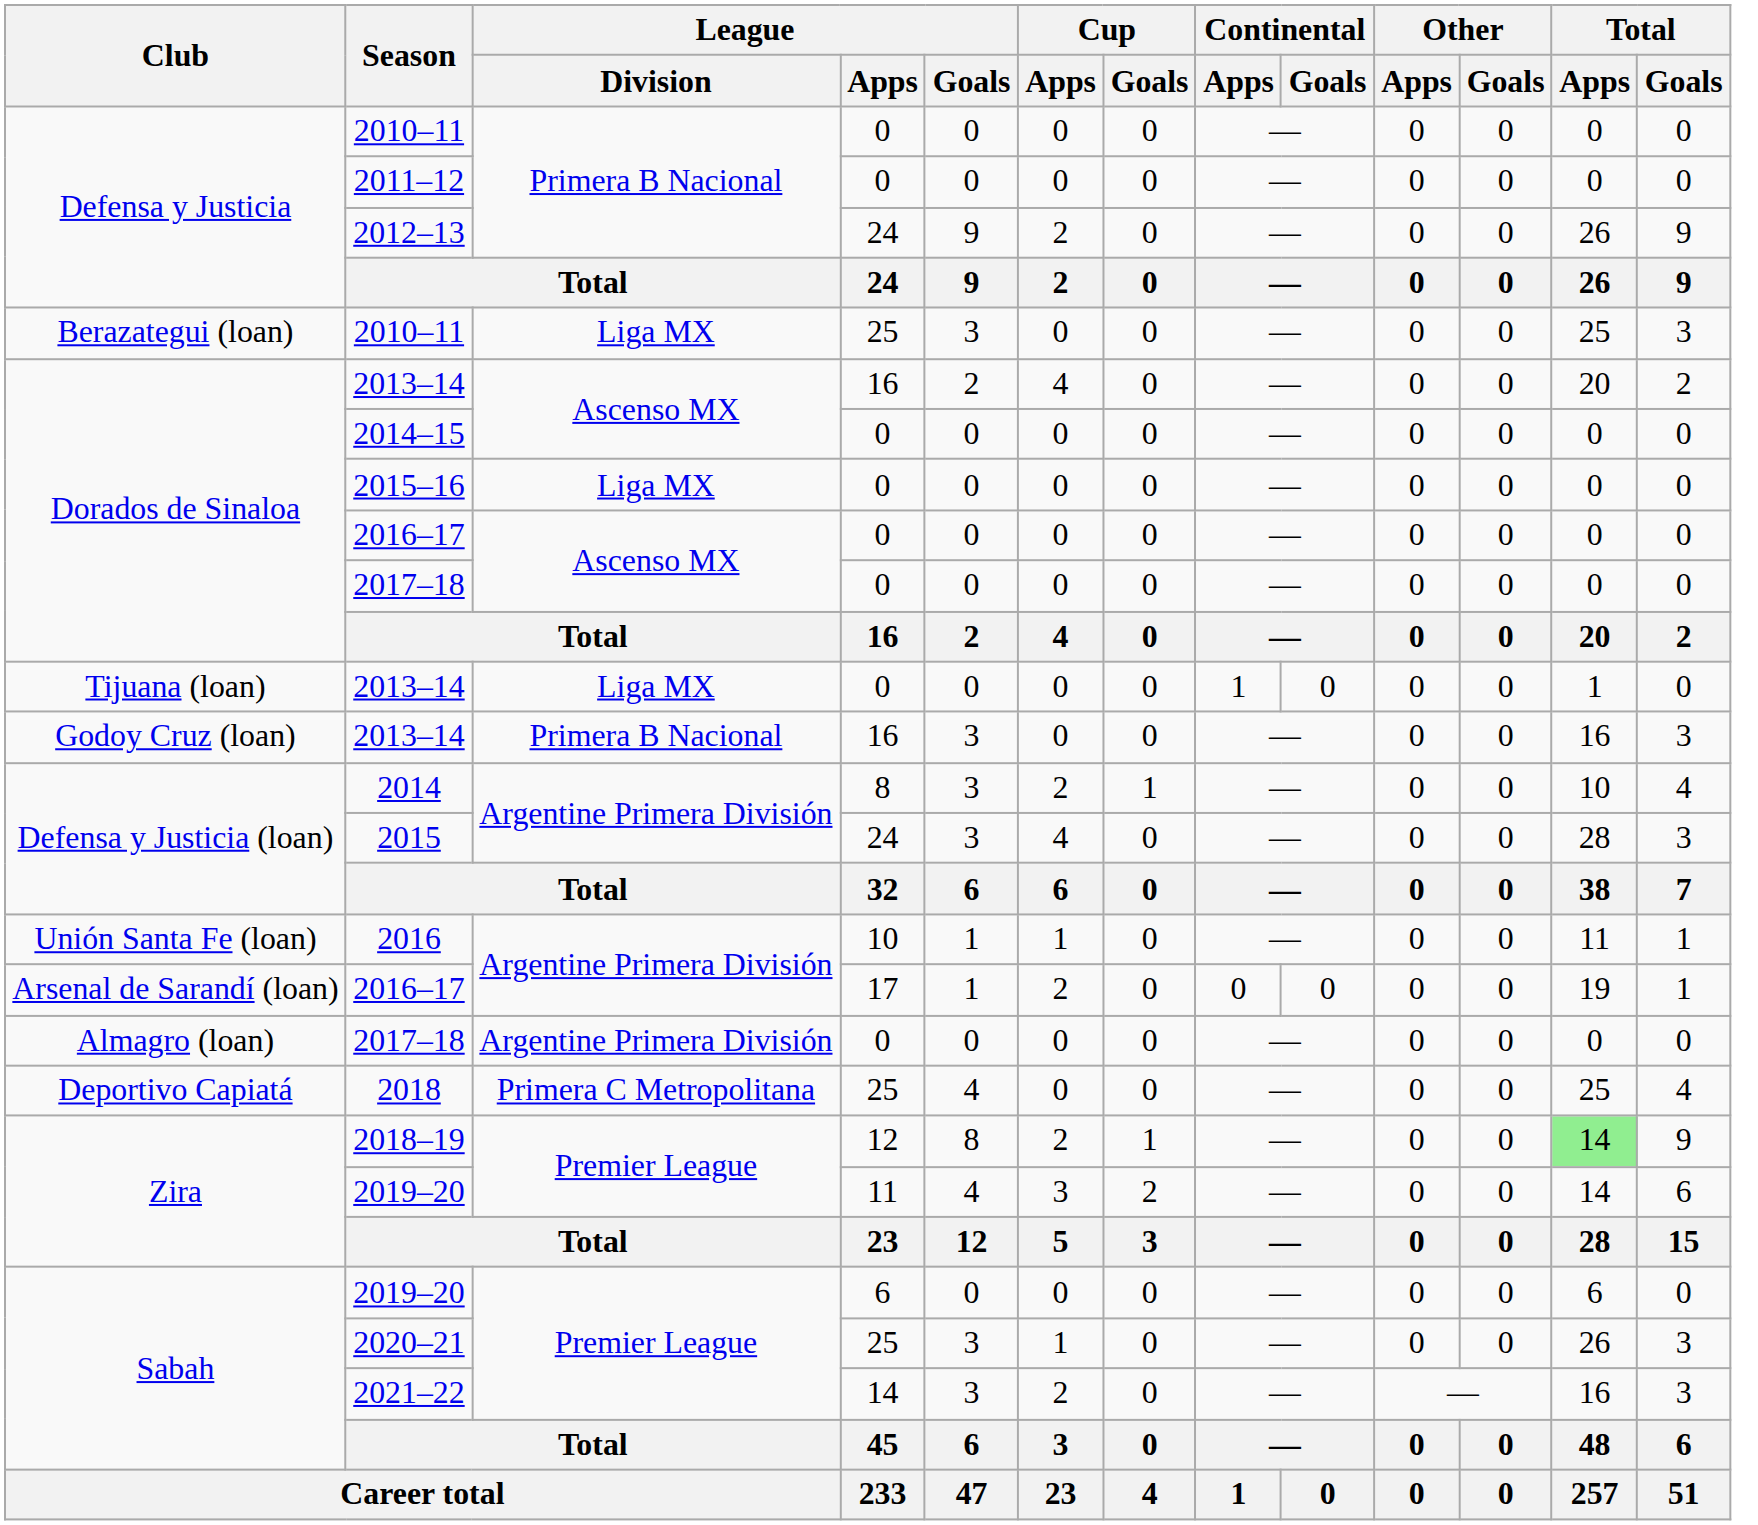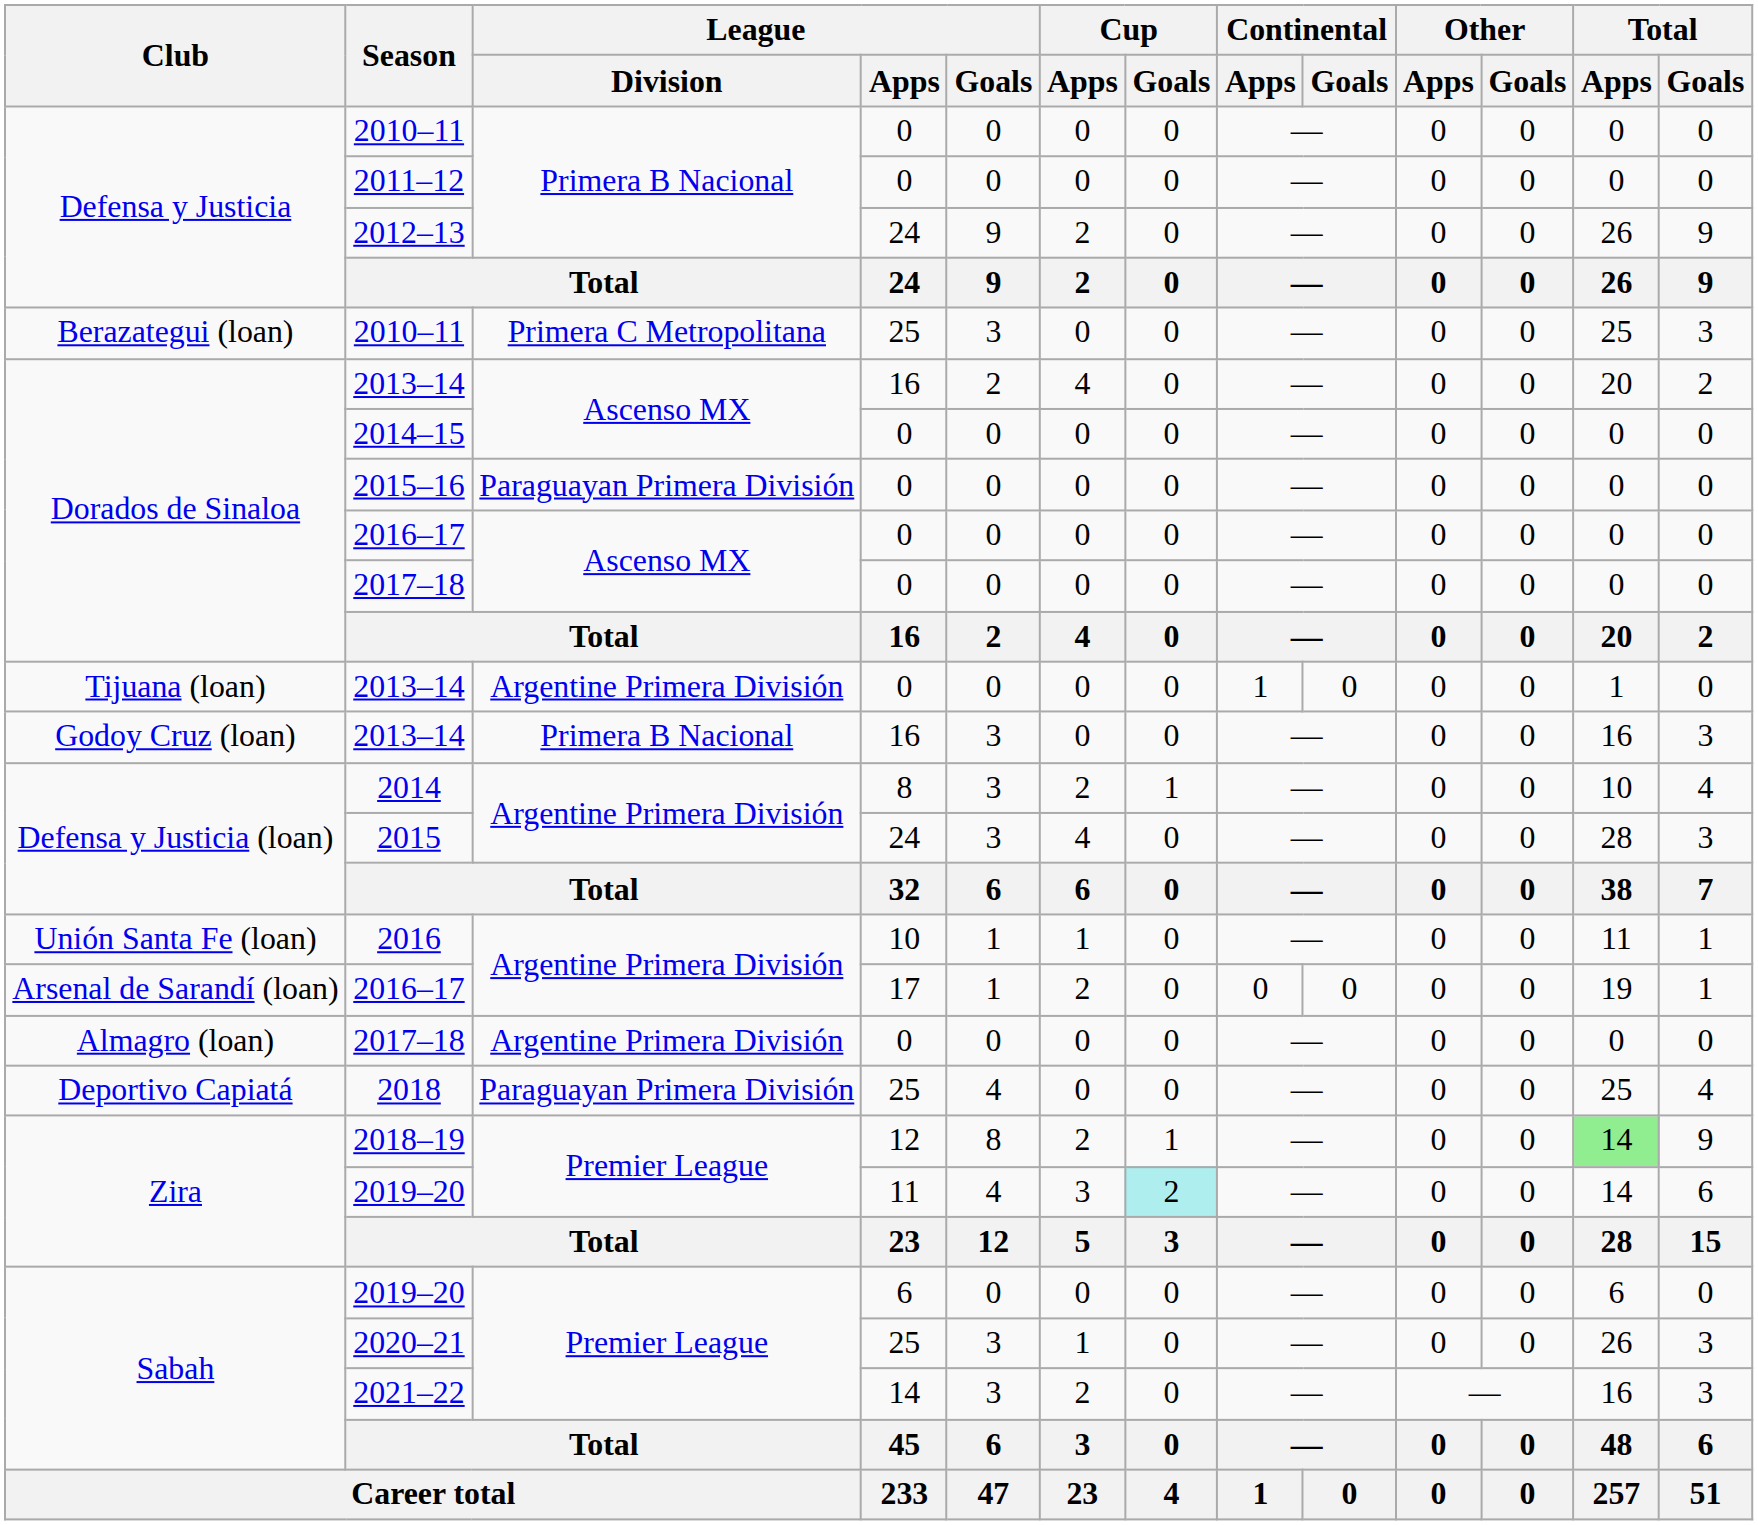(656, 332) Liga MX -> (667, 332) Primera C Metropolitana
(656, 484) Liga MX -> (667, 484) Paraguayan Primera División
(656, 686) Liga MX -> (667, 686) Argentine Primera División
(656, 1090) Primera C Metropolitana -> (667, 1090) Paraguayan Primera División
(1150, 1191) no background -> (1171, 1191) paleturquoise background
